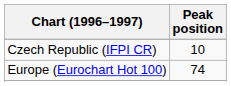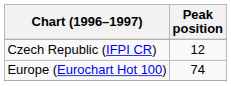(198, 49) 10 -> (198, 49) 12
